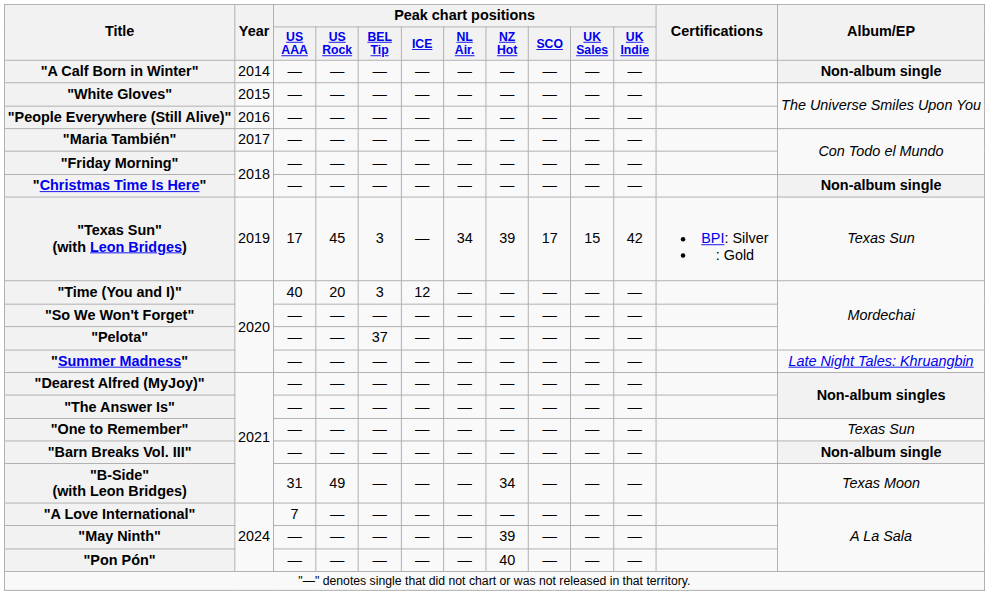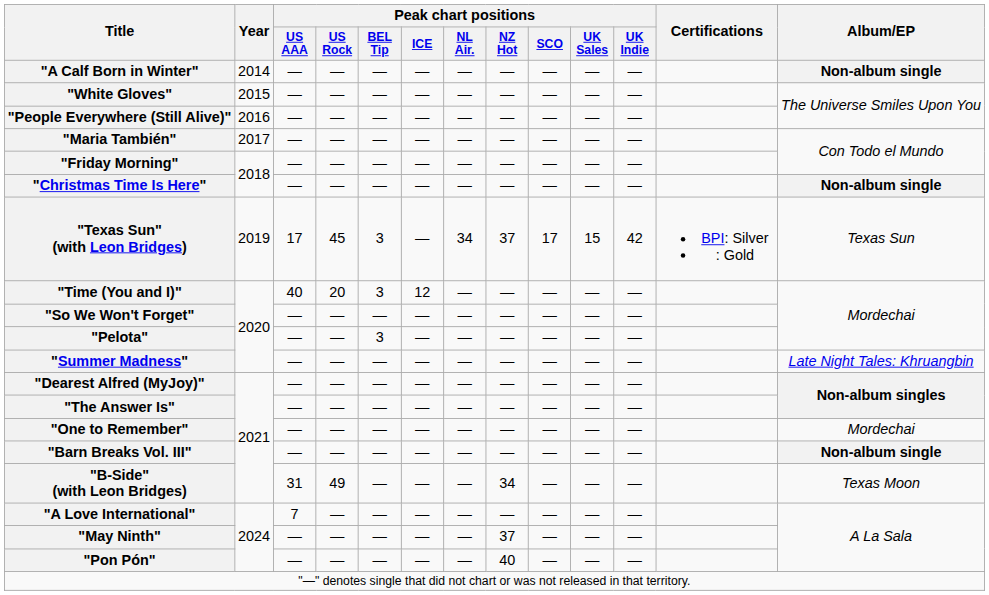(507, 239) 39 -> (507, 239) 37
(380, 338) 37 -> (380, 338) 3
(881, 429) Texas Sun -> (881, 429) Mordechai
(507, 537) 39 -> (507, 537) 37
